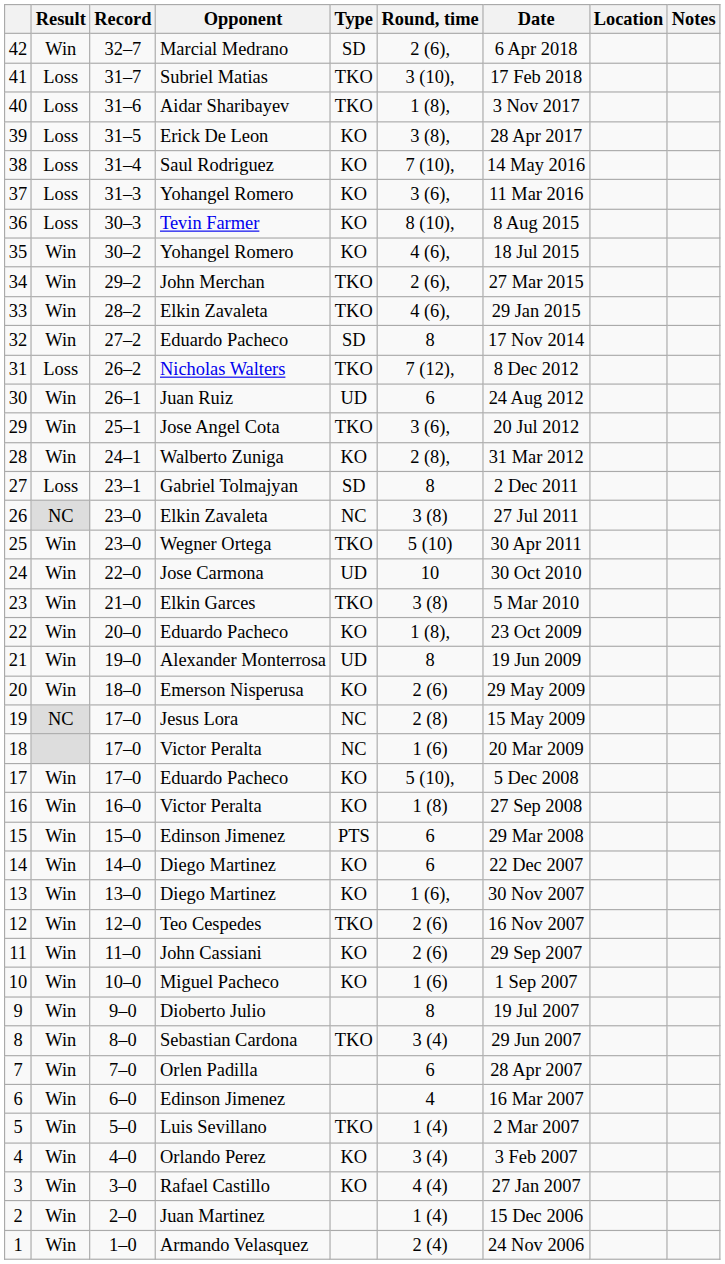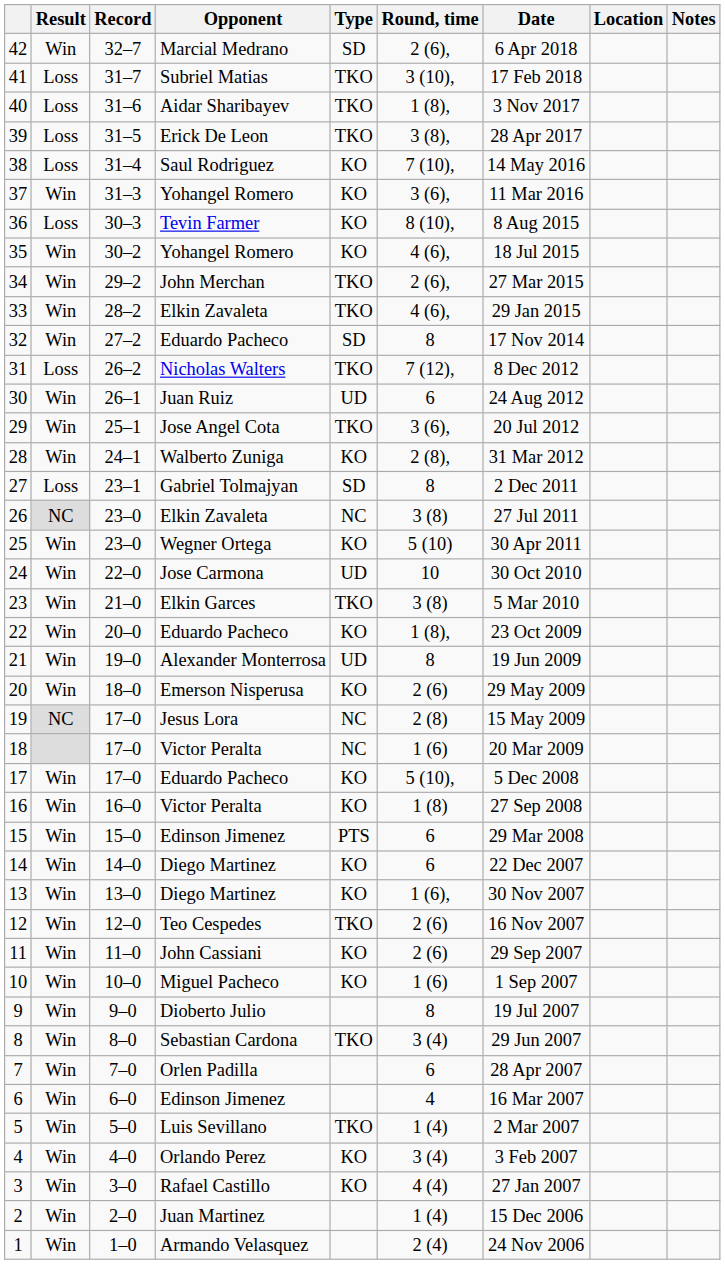(354, 135) KO -> (354, 135) TKO
(61, 194) Loss -> (61, 194) Win
(354, 544) TKO -> (354, 544) KO
